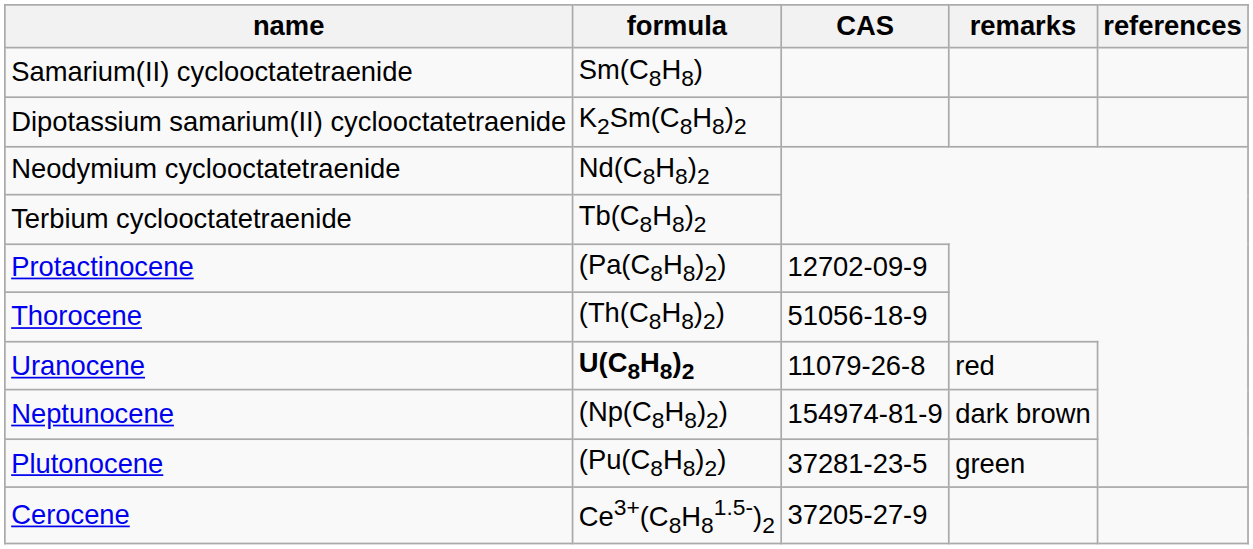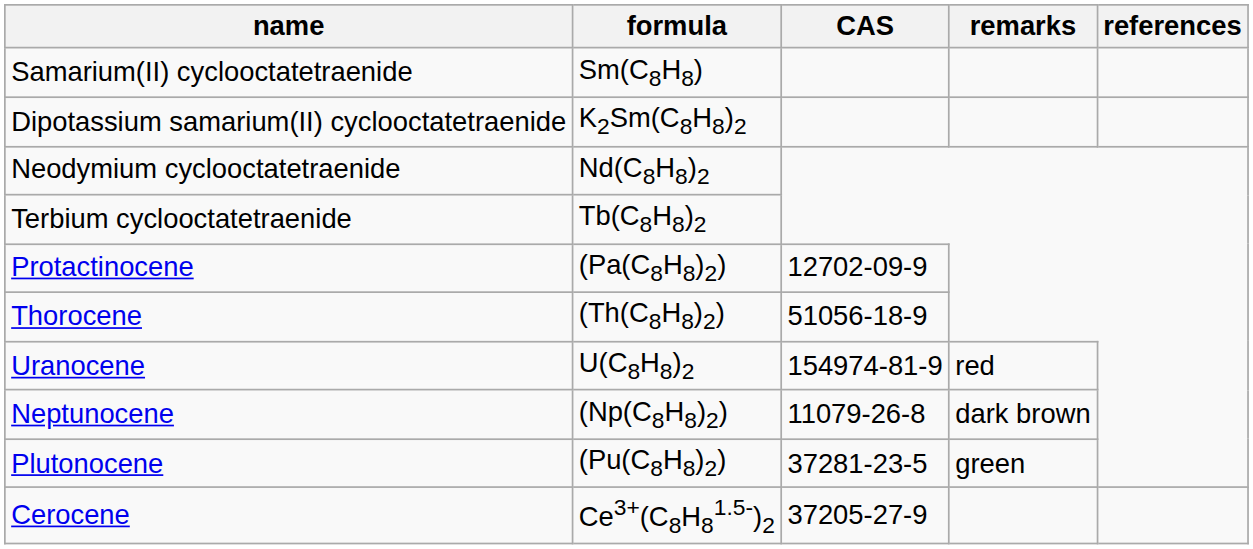(637, 366) bold -> (637, 366) normal
(856, 365) 11079-26-8 -> (865, 365) 154974-81-9
(865, 414) 154974-81-9 -> (856, 414) 11079-26-8
